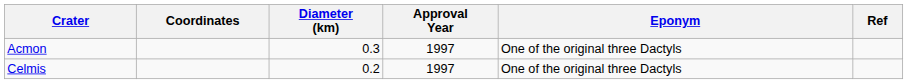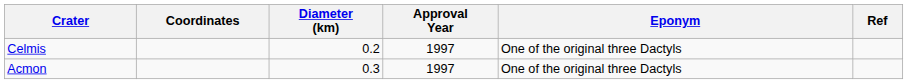rows swapped: (27, 48) <-> (27, 68)
